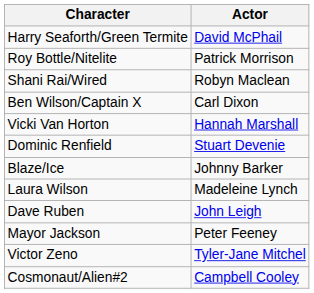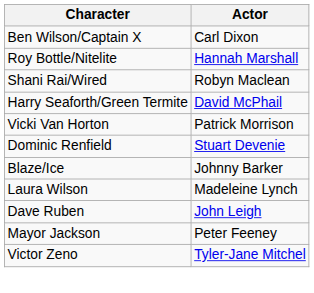rows swapped: (75, 102) <-> (98, 37)
(244, 59) Patrick Morrison -> (246, 59) Hannah Marshall
(246, 124) Hannah Marshall -> (244, 124) Patrick Morrison
- row: (68, 277)
